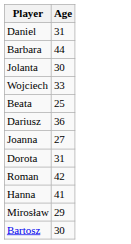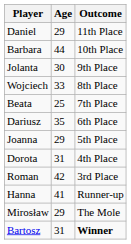+ column: (100, 13)
(59, 31) 31 -> (59, 31) 29
(59, 121) 36 -> (59, 121) 35
(59, 140) 27 -> (59, 140) 29
(59, 230) 30 -> (59, 230) 31
